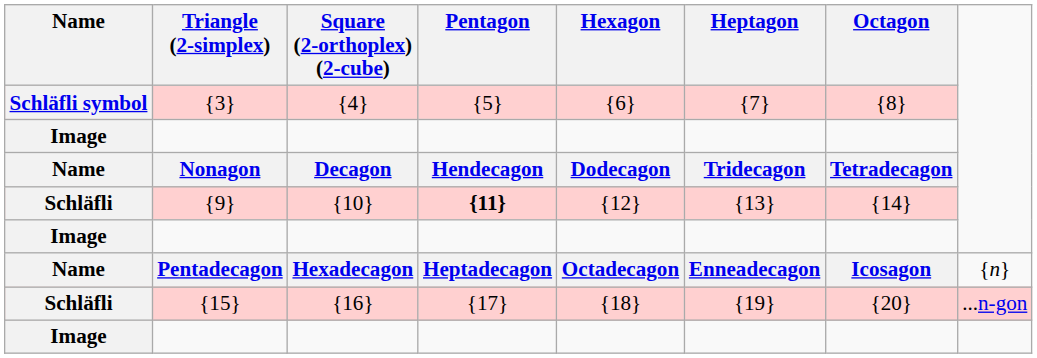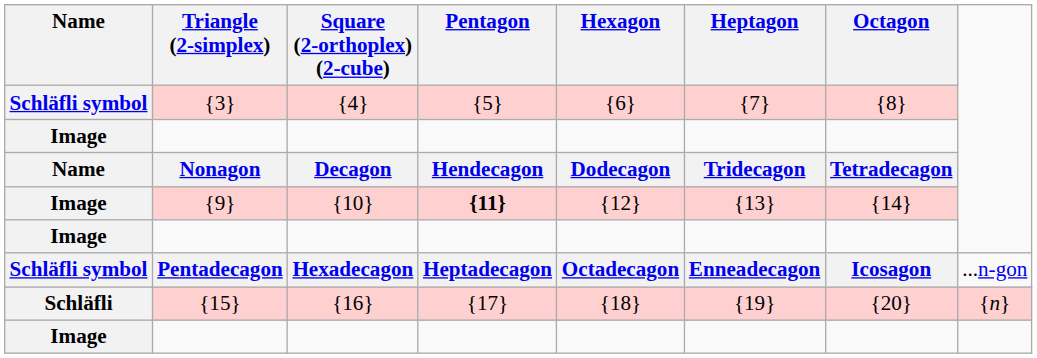(78, 202) Schläfli -> (78, 202) Image
(78, 269) Name -> (78, 269) Schläfli symbol
(995, 269) {n} -> (995, 269) ...n-gon
(995, 303) ...n-gon -> (995, 303) {n}
